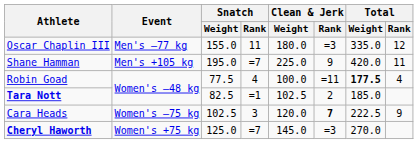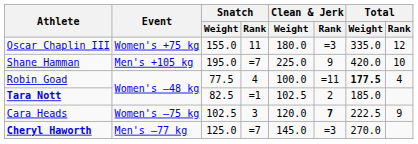(151, 45) Men's –77 kg -> (157, 45) Women's +75 kg
(399, 62) 11 -> (399, 62) 10
(157, 130) Women's +75 kg -> (151, 130) Men's –77 kg
